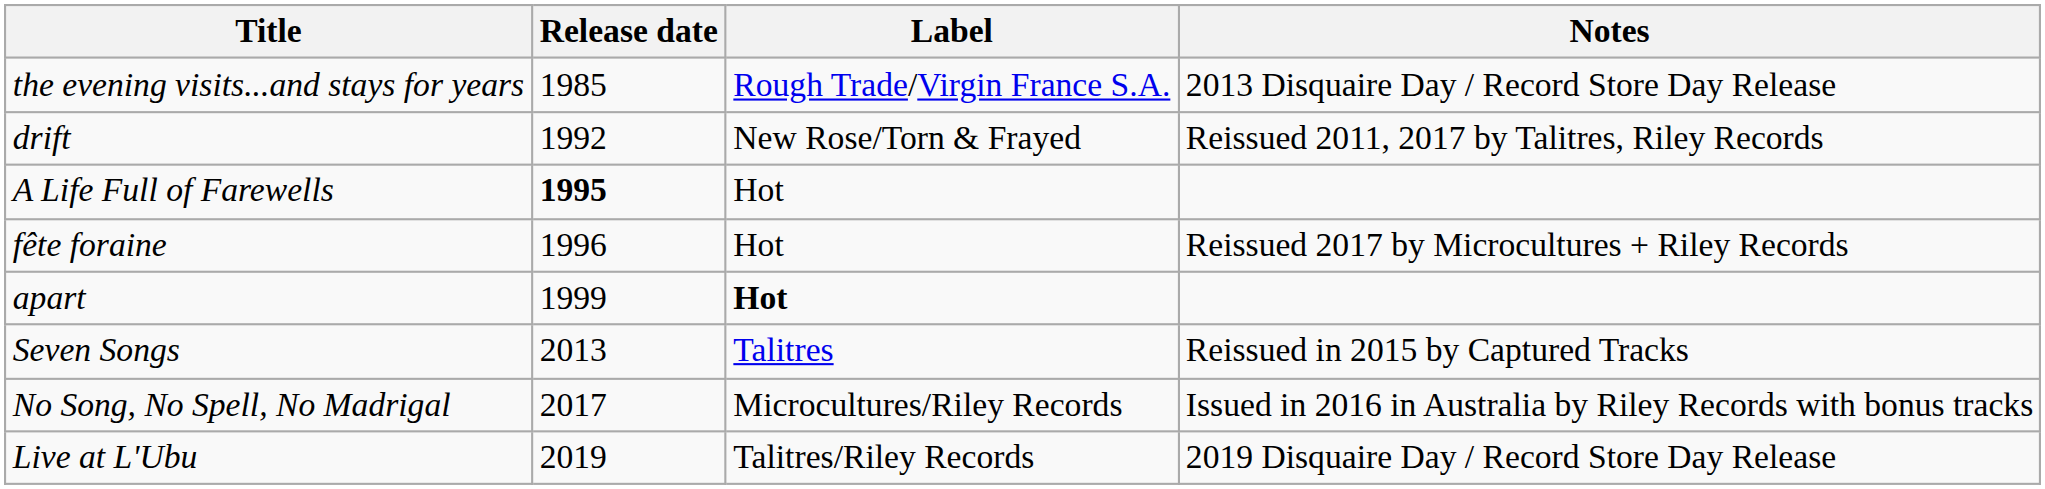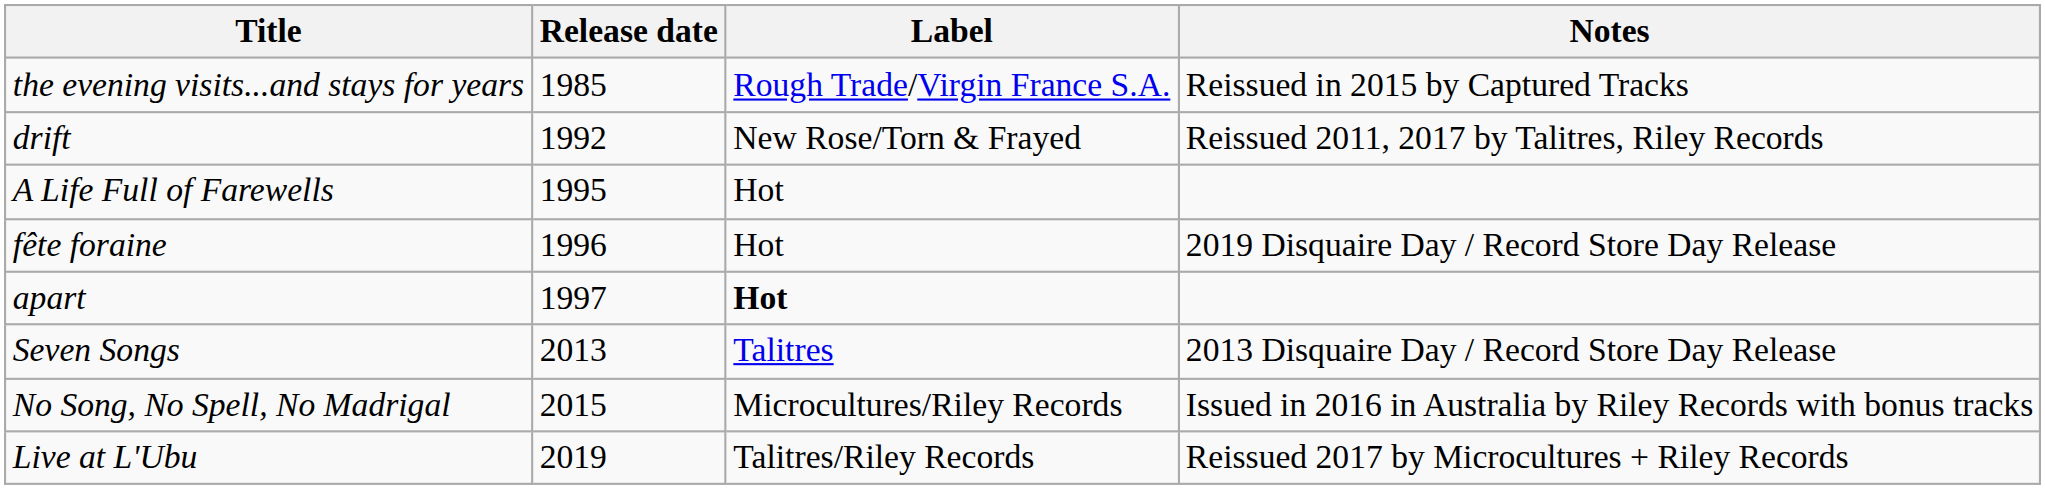(1511, 84) 2013 Disquaire Day / Record Store Day Release -> (1437, 84) Reissued in 2015 by Captured Tracks
(573, 191) bold -> (573, 191) normal
(1517, 244) Reissued 2017 by Microcultures + Riley Records -> (1511, 244) 2019 Disquaire Day / Record Store Day Release
(573, 297) 1999 -> (573, 297) 1997
(1437, 350) Reissued in 2015 by Captured Tracks -> (1511, 350) 2013 Disquaire Day / Record Store Day Release
(573, 404) 2017 -> (573, 404) 2015
(1511, 457) 2019 Disquaire Day / Record Store Day Release -> (1517, 457) Reissued 2017 by Microcultures + Riley Records
